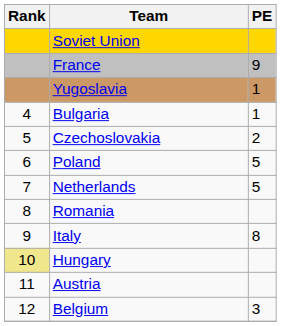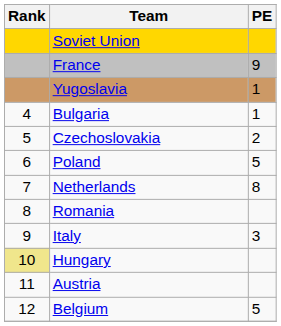(256, 187) 5 -> (256, 187) 8
(256, 235) 8 -> (256, 235) 3
(256, 308) 3 -> (256, 308) 5
